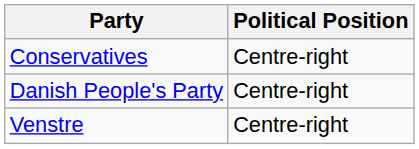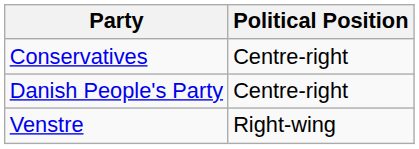(291, 125) Centre-right -> (285, 125) Right-wing
